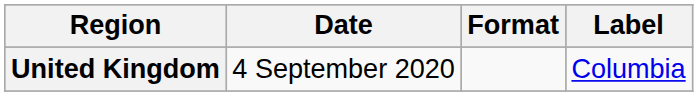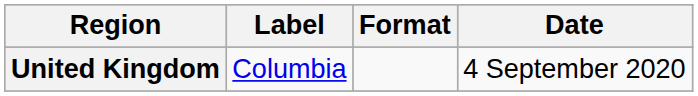columns swapped: (344, 25) <-> (629, 25)
